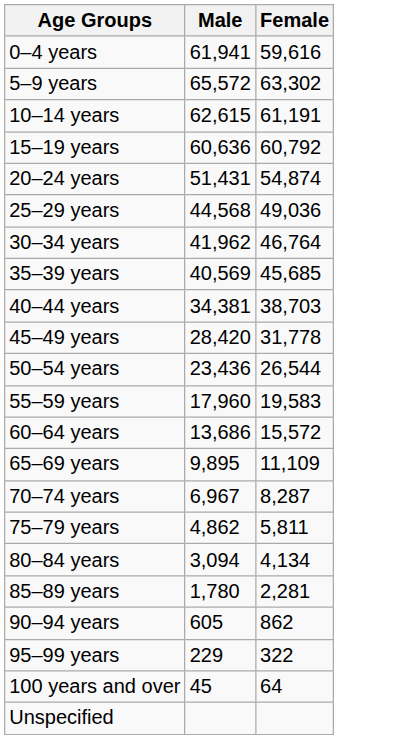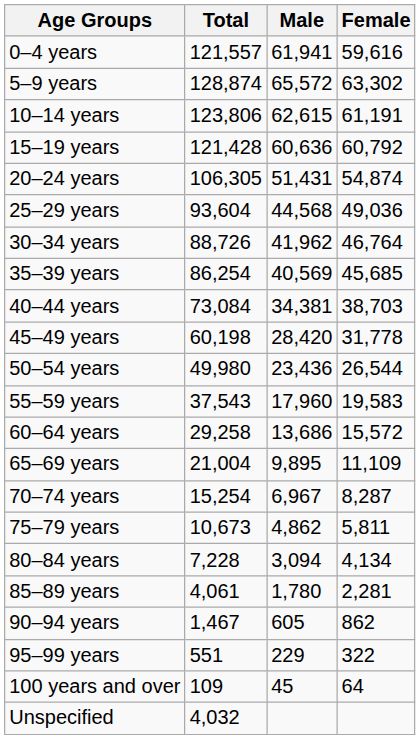+ column: (226, 20)
